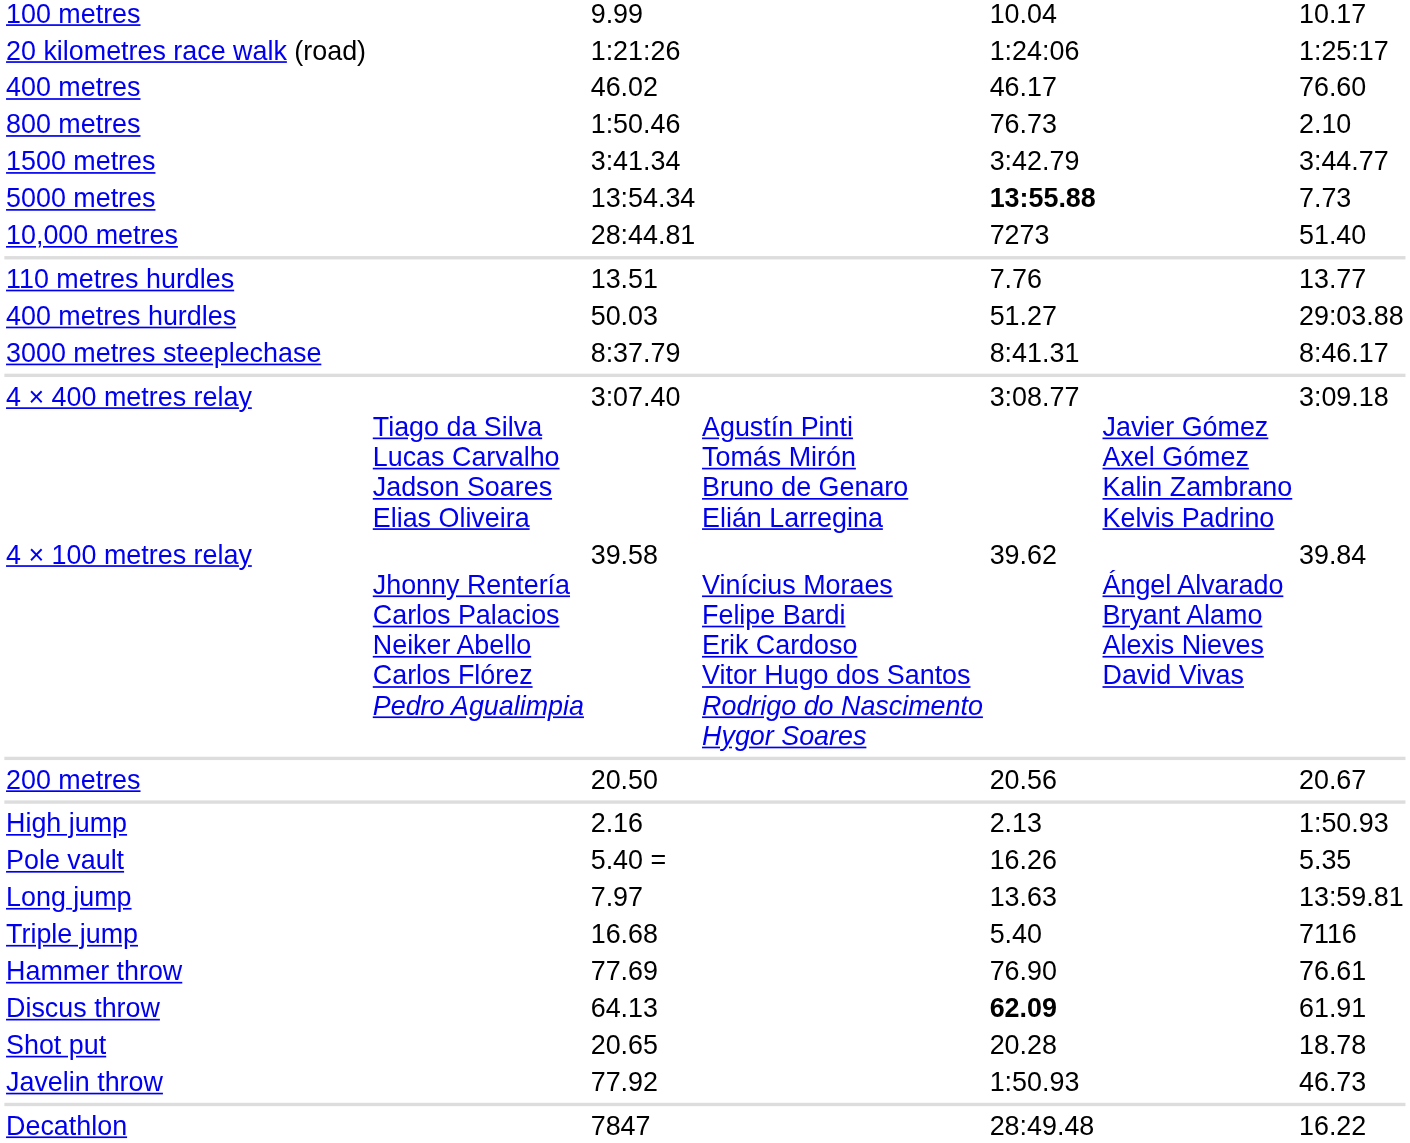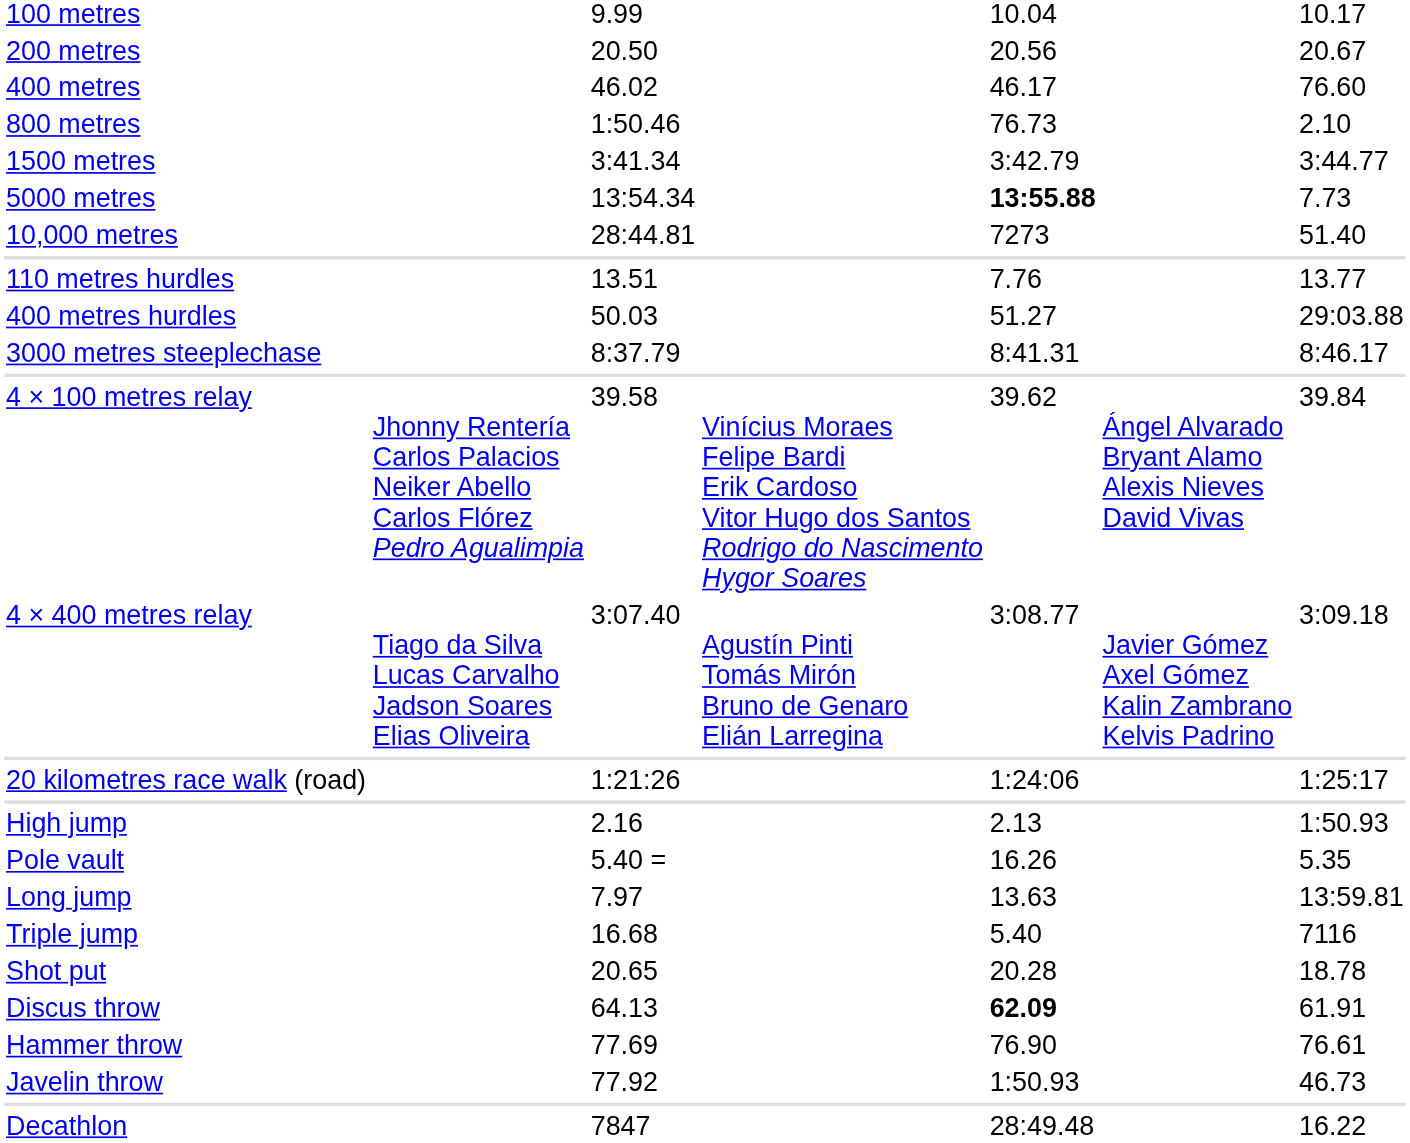rows swapped: (73, 779) <-> (186, 50)
rows swapped: (129, 554) <-> (129, 396)
rows swapped: (56, 1045) <-> (94, 971)
